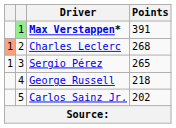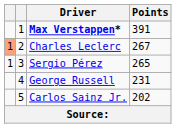(21, 30) lightgreen background -> (21, 30) no background
(141, 47) 268 -> (141, 47) 267
(141, 81) 218 -> (141, 81) 231
